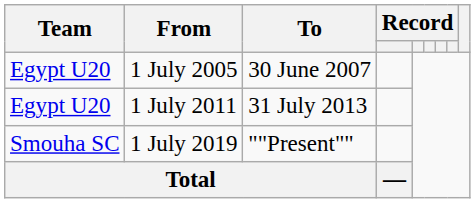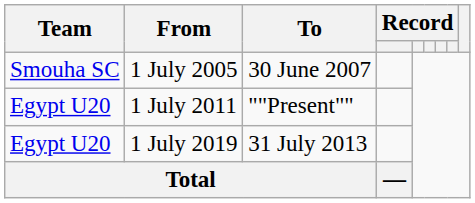(60, 69) Egypt U20 -> (65, 69) Smouha SC
(308, 106) 31 July 2013 -> (301, 106) ""Present""
(65, 143) Smouha SC -> (60, 143) Egypt U20
(301, 143) ""Present"" -> (308, 143) 31 July 2013
